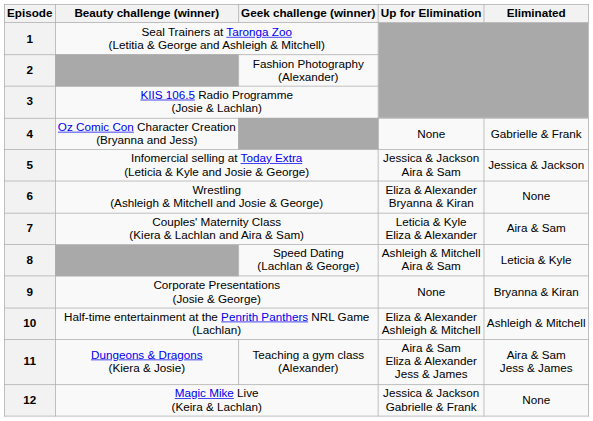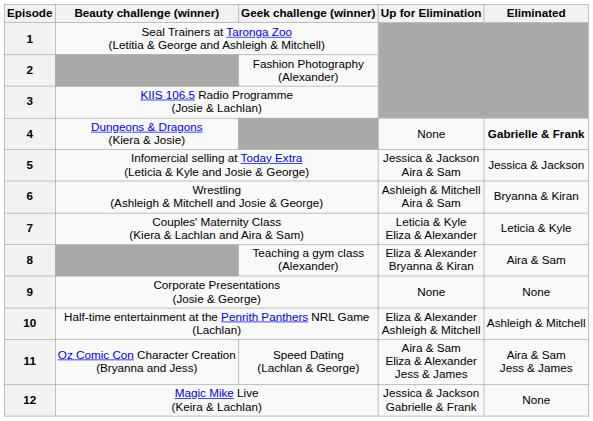(147, 133) Oz Comic Con Character Creation (Bryanna and Jess) -> (147, 133) Dungeons & Dragons (Kiera & Josie)
(536, 133) normal -> (536, 133) bold
(431, 197) Eliza & Alexander Bryanna & Kiran -> (431, 197) Ashleigh & Mitchell Aira & Sam
(536, 197) None -> (536, 197) Bryanna & Kiran
(536, 228) Aira & Sam -> (536, 228) Leticia & Kyle
(308, 260) Speed Dating (Lachlan & George) -> (308, 260) Teaching a gym class (Alexander)
(431, 260) Ashleigh & Mitchell Aira & Sam -> (431, 260) Eliza & Alexander Bryanna & Kiran
(536, 260) Leticia & Kyle -> (536, 260) Aira & Sam
(536, 292) Bryanna & Kiran -> (536, 292) None
(147, 362) Dungeons & Dragons (Kiera & Josie) -> (147, 362) Oz Comic Con Character Creation (Bryanna and Jess)
(308, 362) Teaching a gym class (Alexander) -> (308, 362) Speed Dating (Lachlan & George)
